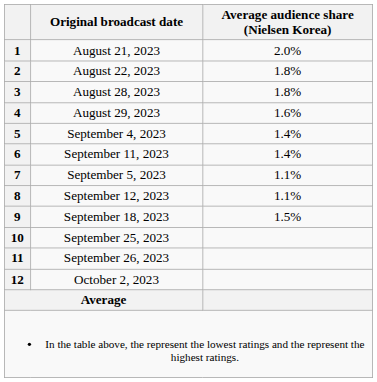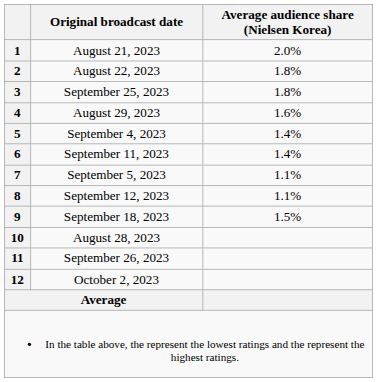(117, 92) August 28, 2023 -> (117, 92) September 25, 2023
(117, 237) September 25, 2023 -> (117, 237) August 28, 2023
